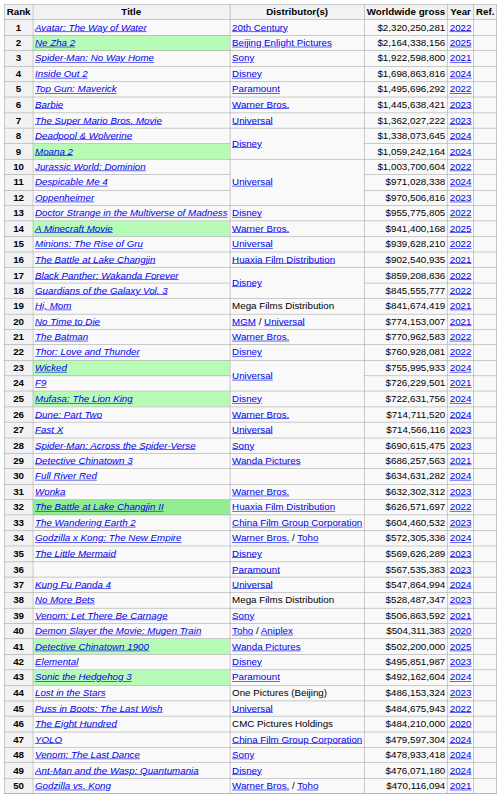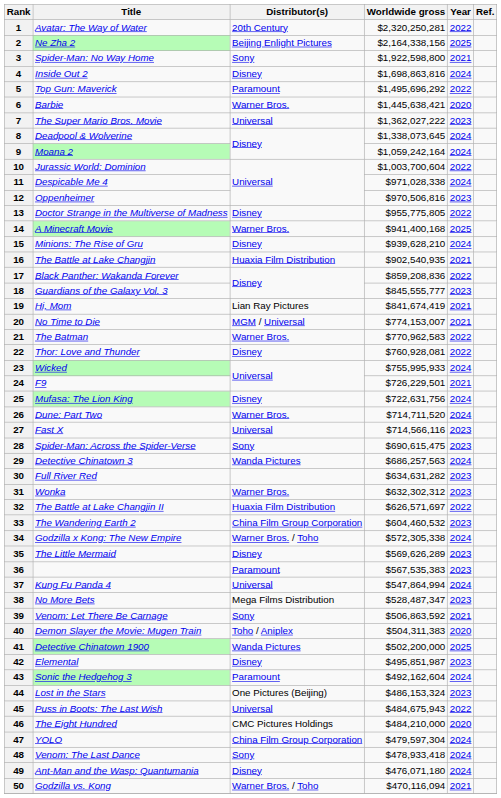(461, 105) 2023 -> (461, 105) 2020
(252, 244) Universal -> (247, 244) Disney
(461, 244) 2022 -> (461, 244) 2024
(461, 290) 2022 -> (461, 290) 2023
(283, 306) Mega Films Distribution -> (270, 306) Lian Ray Pictures
(461, 461) 2021 -> (461, 461) 2024
(461, 476) 2024 -> (461, 476) 2023
(99, 507) lightgreen background -> (99, 507) no background
